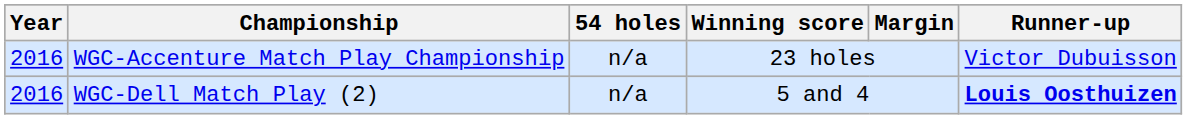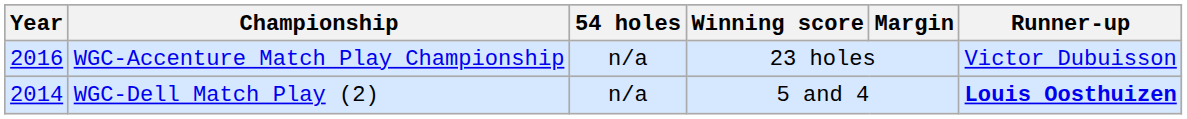(37, 95) 2016 -> (37, 95) 2014
